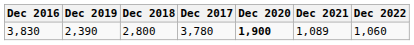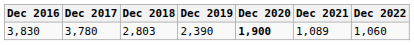columns swapped: (207, 13) <-> (91, 13)
(139, 31) 2,800 -> (139, 31) 2,803
